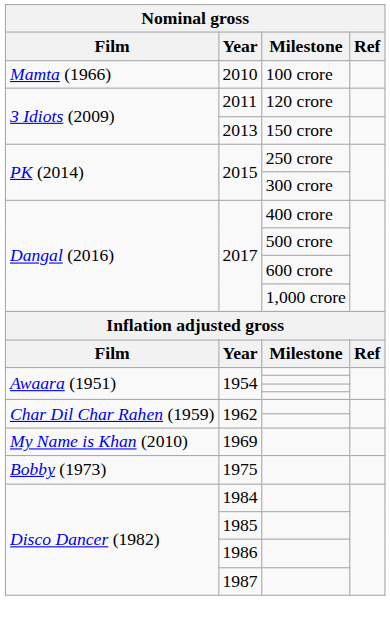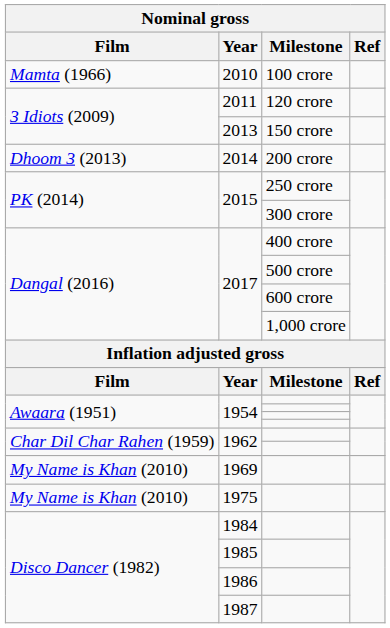+ row: (240, 158)
(58, 469) Bobby (1973) -> (99, 497) My Name is Khan (2010)
